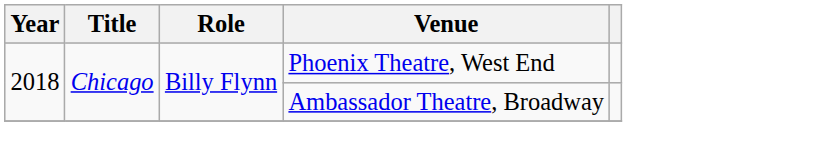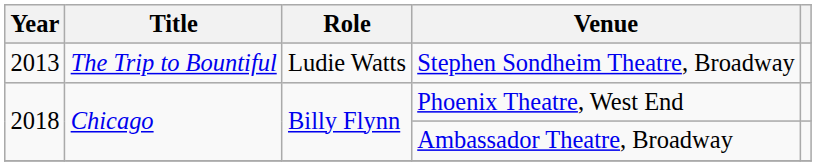+ row: (606, 62)
